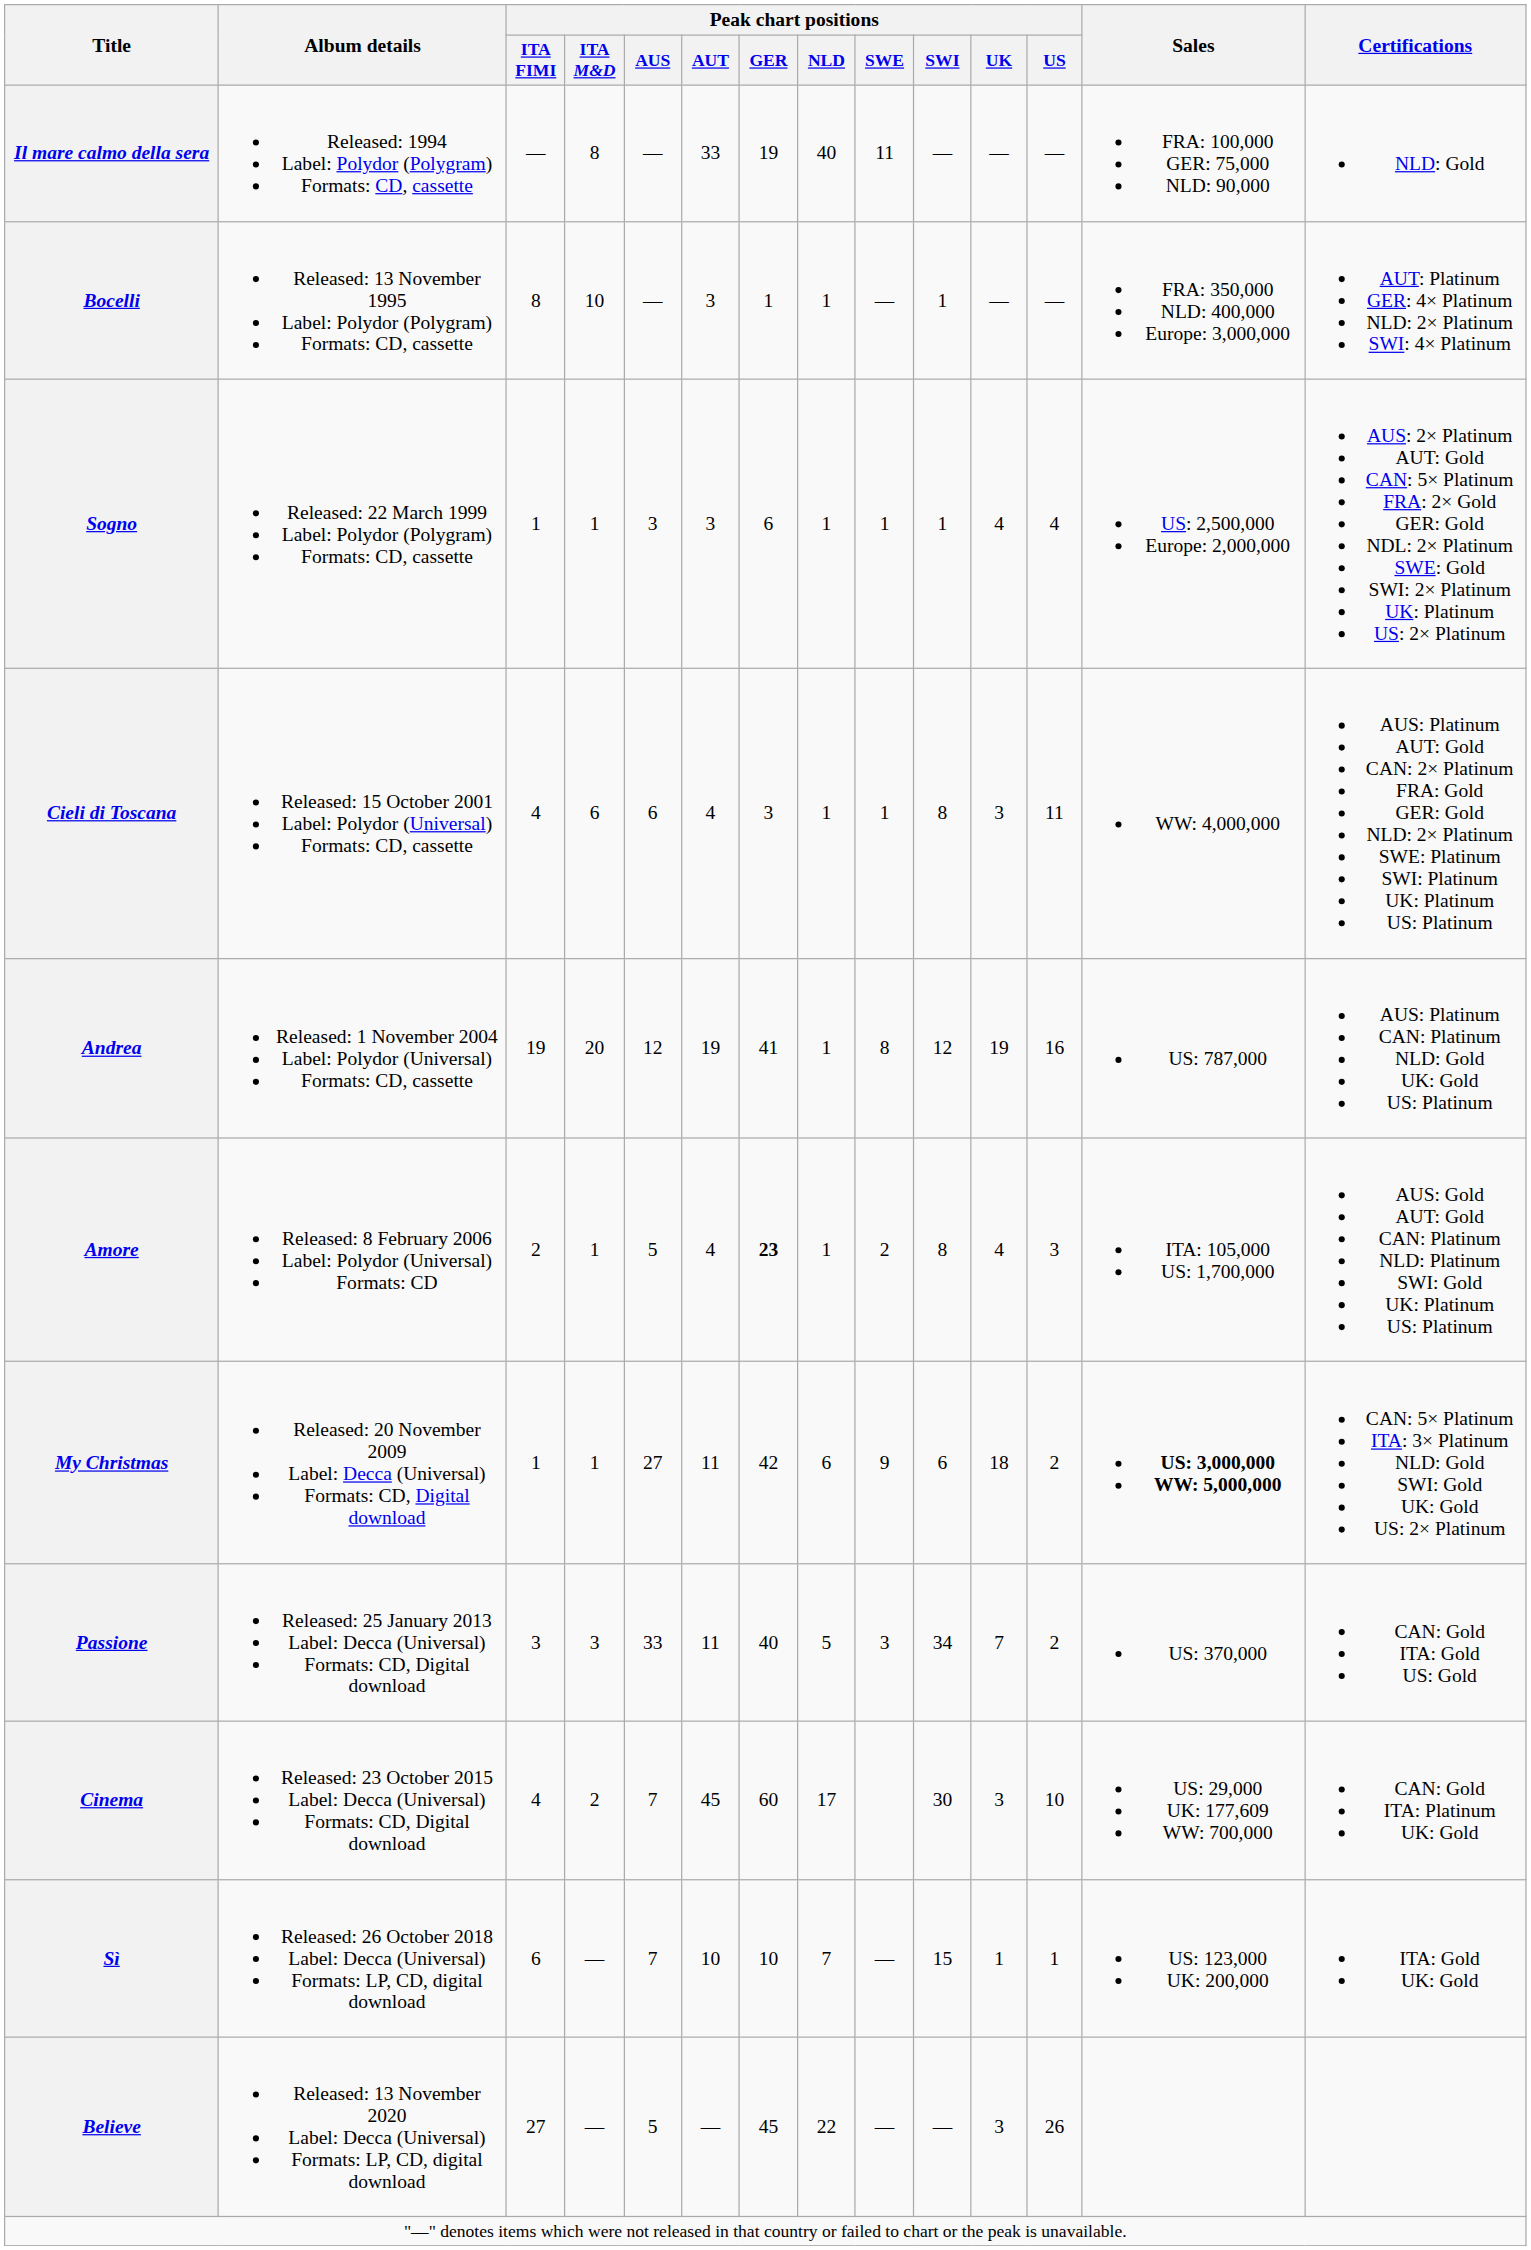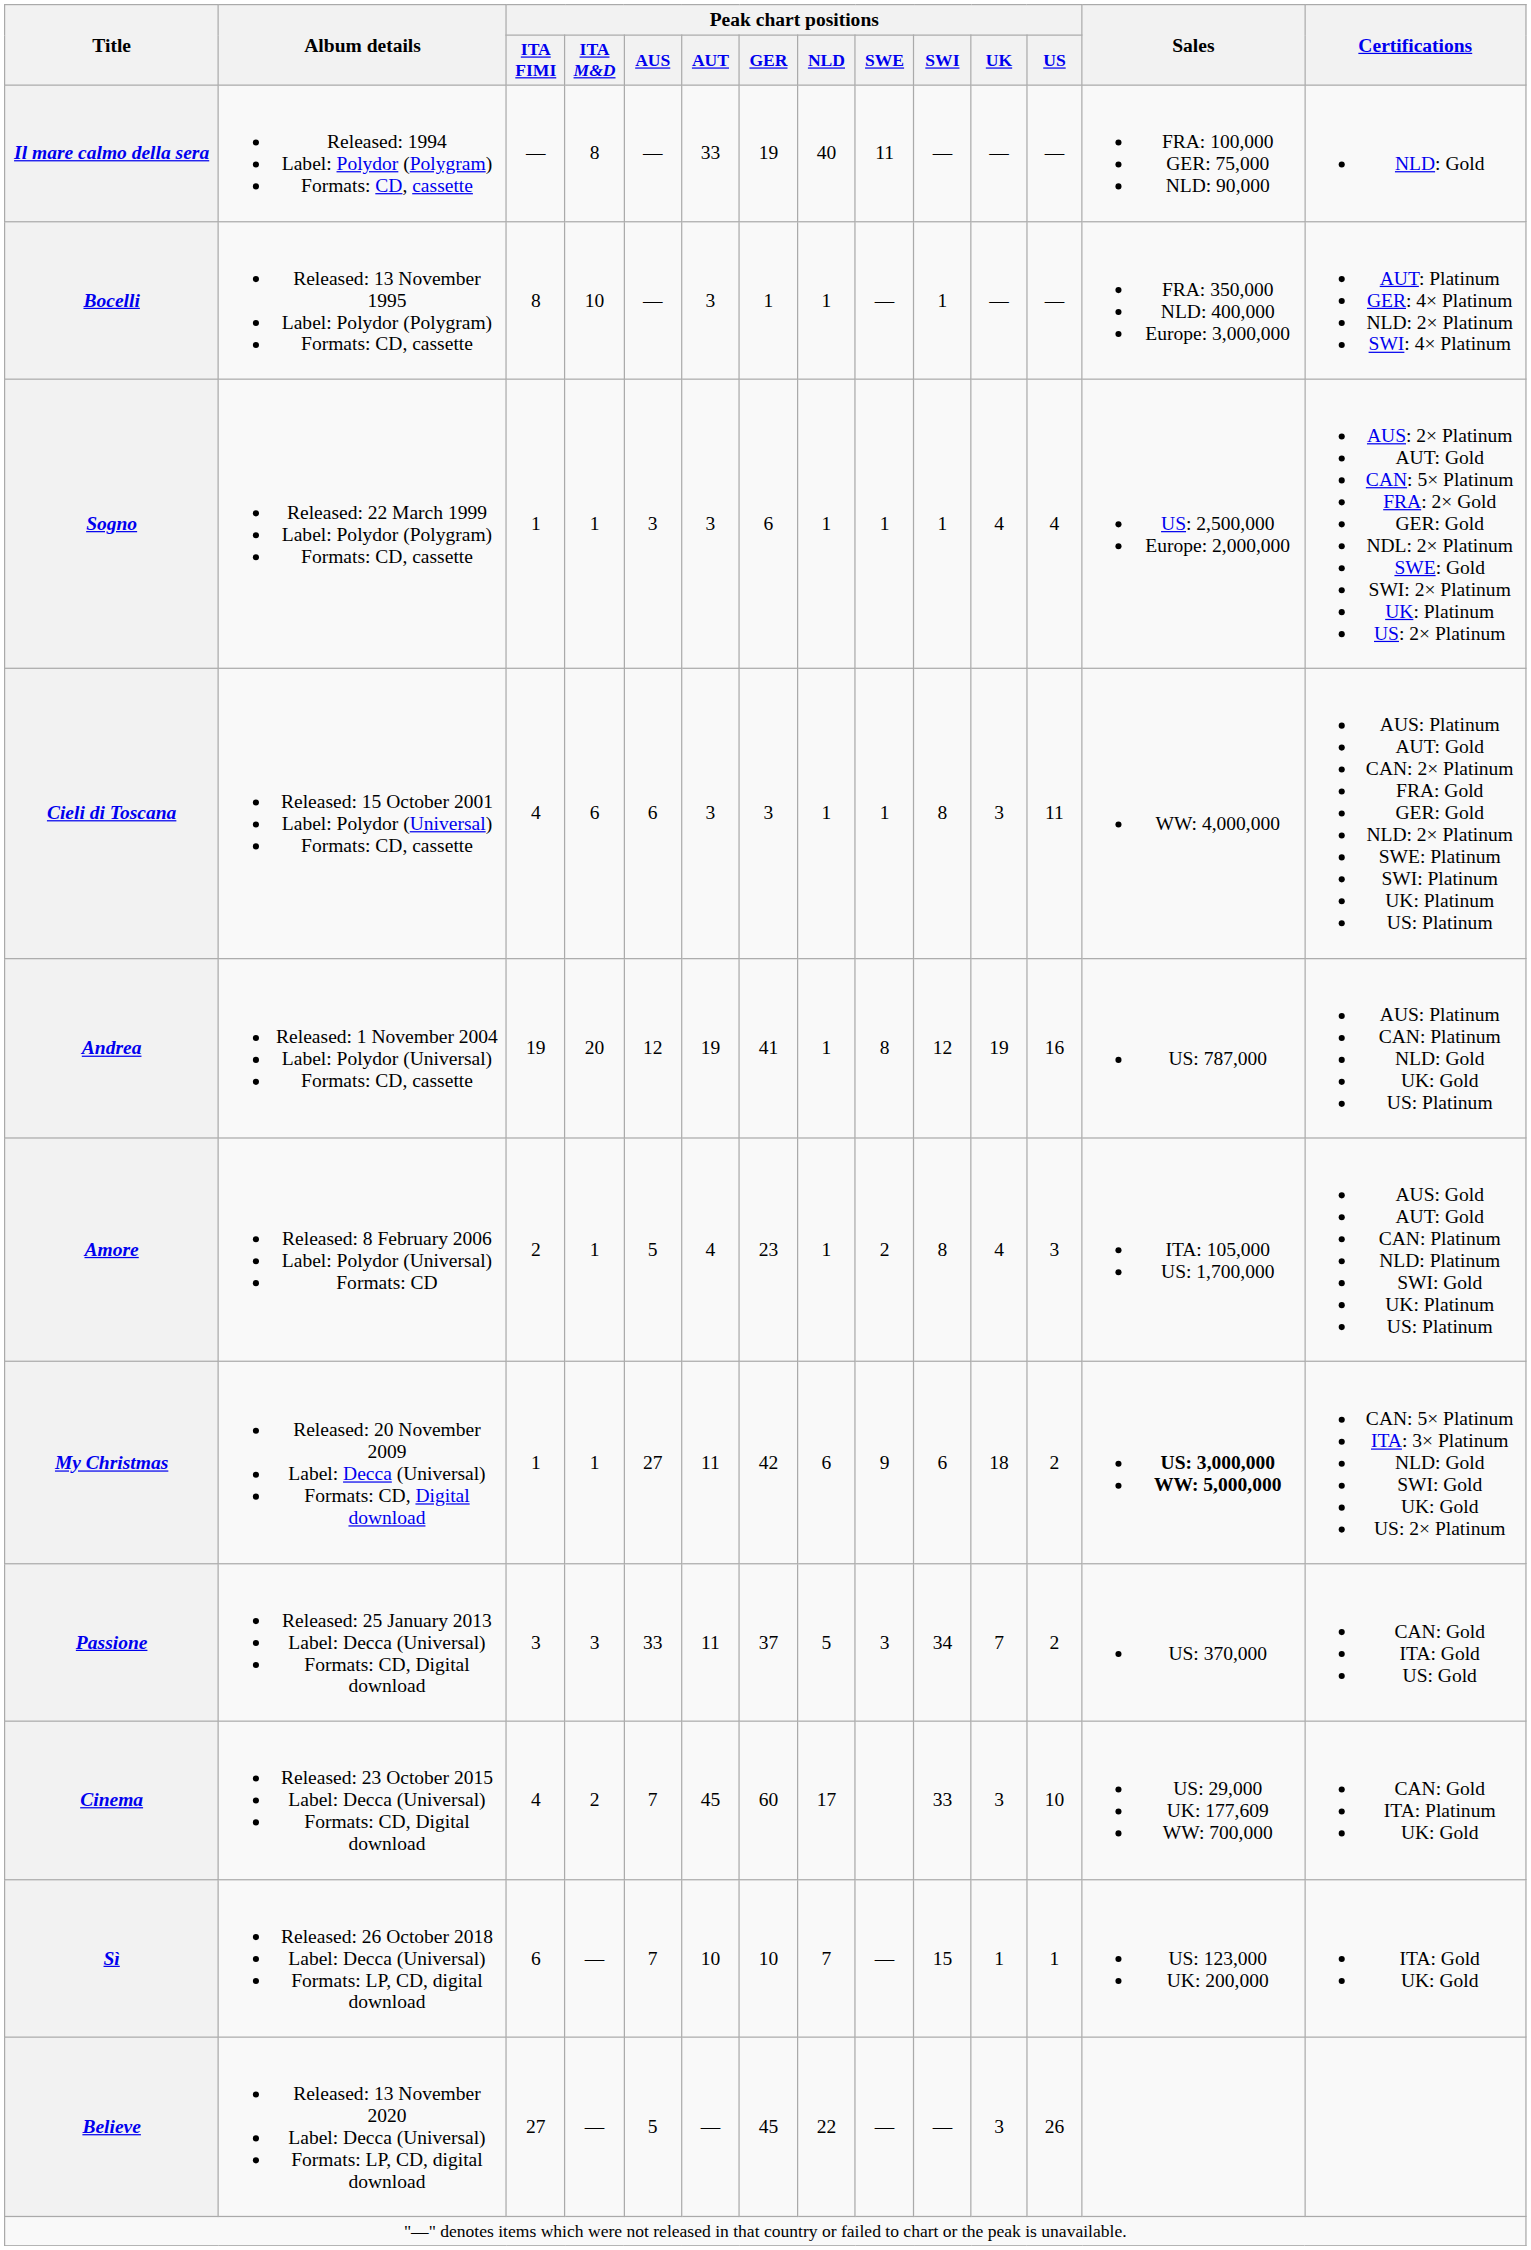(710, 813) 4 -> (710, 813) 3
(768, 1249) bold -> (768, 1249) normal
(768, 1642) 40 -> (768, 1642) 37
(942, 1800) 30 -> (942, 1800) 33
